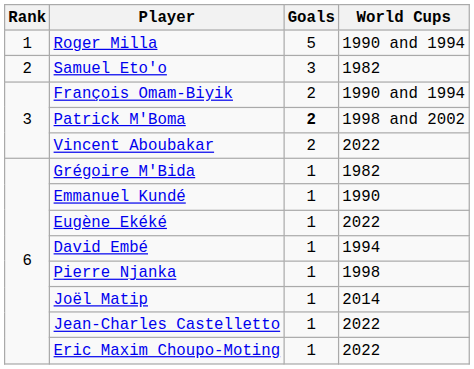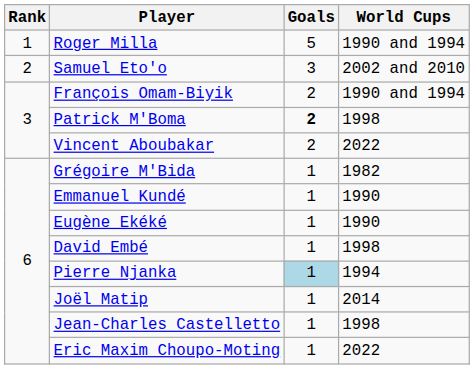(361, 69) 1982 -> (404, 69) 2002 and 2010
(404, 120) 1998 and 2002 -> (361, 120) 1998
(361, 223) 2022 -> (361, 223) 1990
(361, 248) 1994 -> (361, 248) 1998
(311, 274) no background -> (311, 274) lightblue background
(361, 274) 1998 -> (361, 274) 1994
(361, 325) 2022 -> (361, 325) 1998
